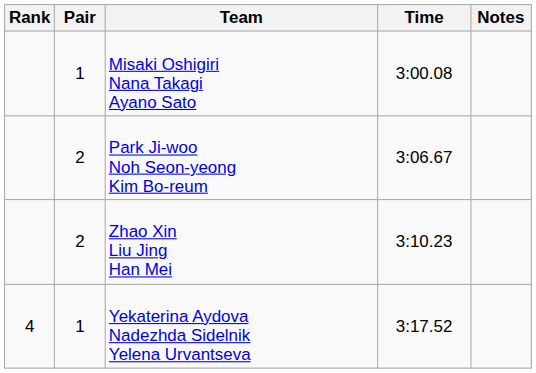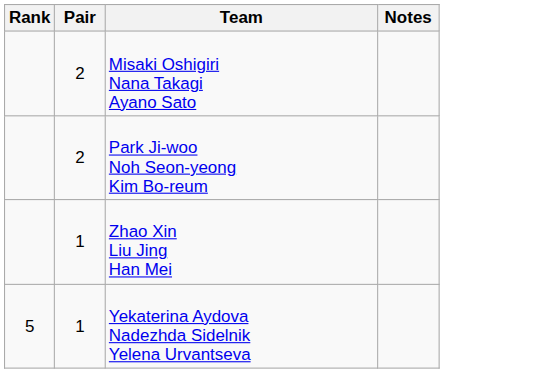- column: (424, 17)
(80, 73) 1 -> (80, 73) 2
(80, 241) 2 -> (80, 241) 1
(30, 325) 4 -> (30, 325) 5
